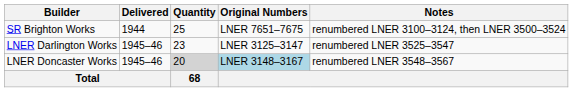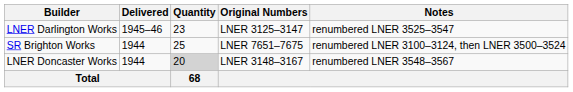rows swapped: (51, 29) <-> (62, 45)
(142, 62) 1945–46 -> (133, 62) 1944
(262, 62) lightblue background -> (262, 62) no background
